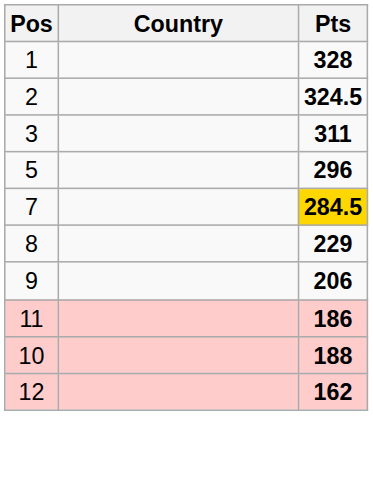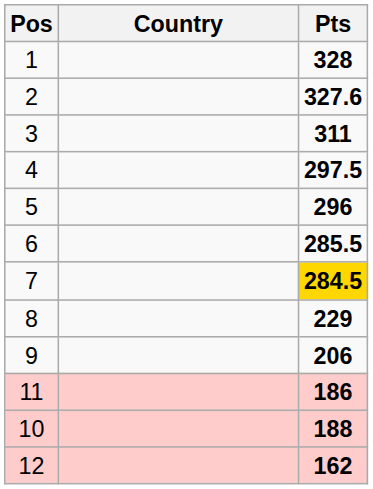(333, 97) 324.5 -> (333, 97) 327.6
+ row: (31, 171)
+ row: (31, 244)
